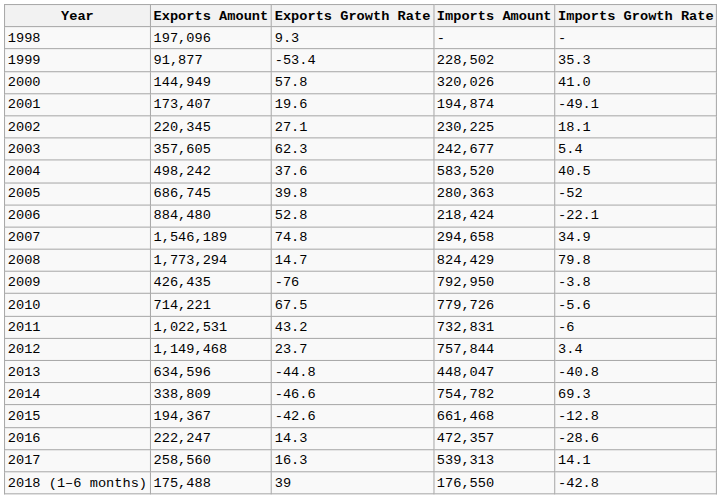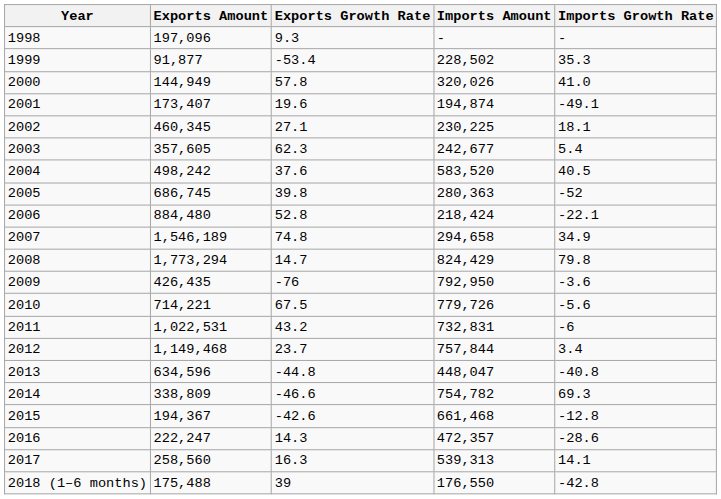(182, 127) 220,345 -> (182, 127) 460,345
(574, 283) -3.8 -> (574, 283) -3.6
